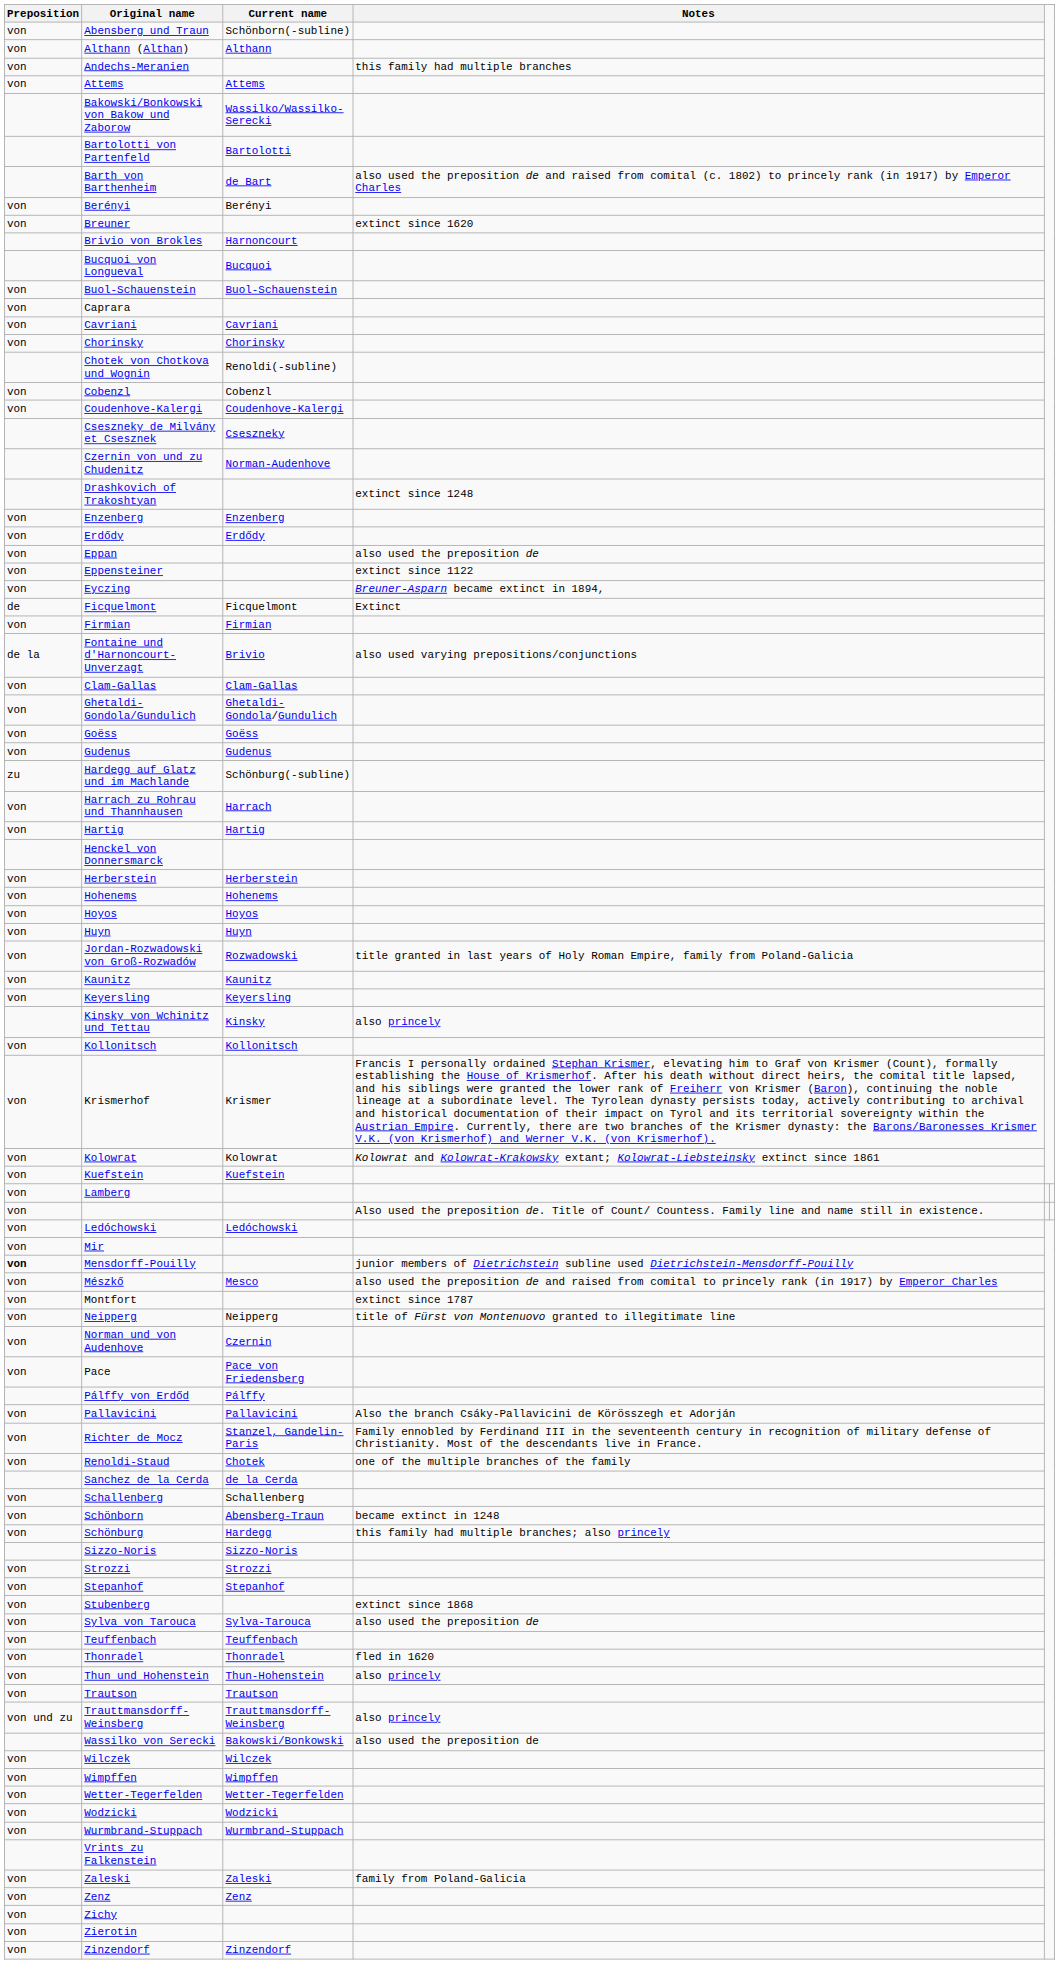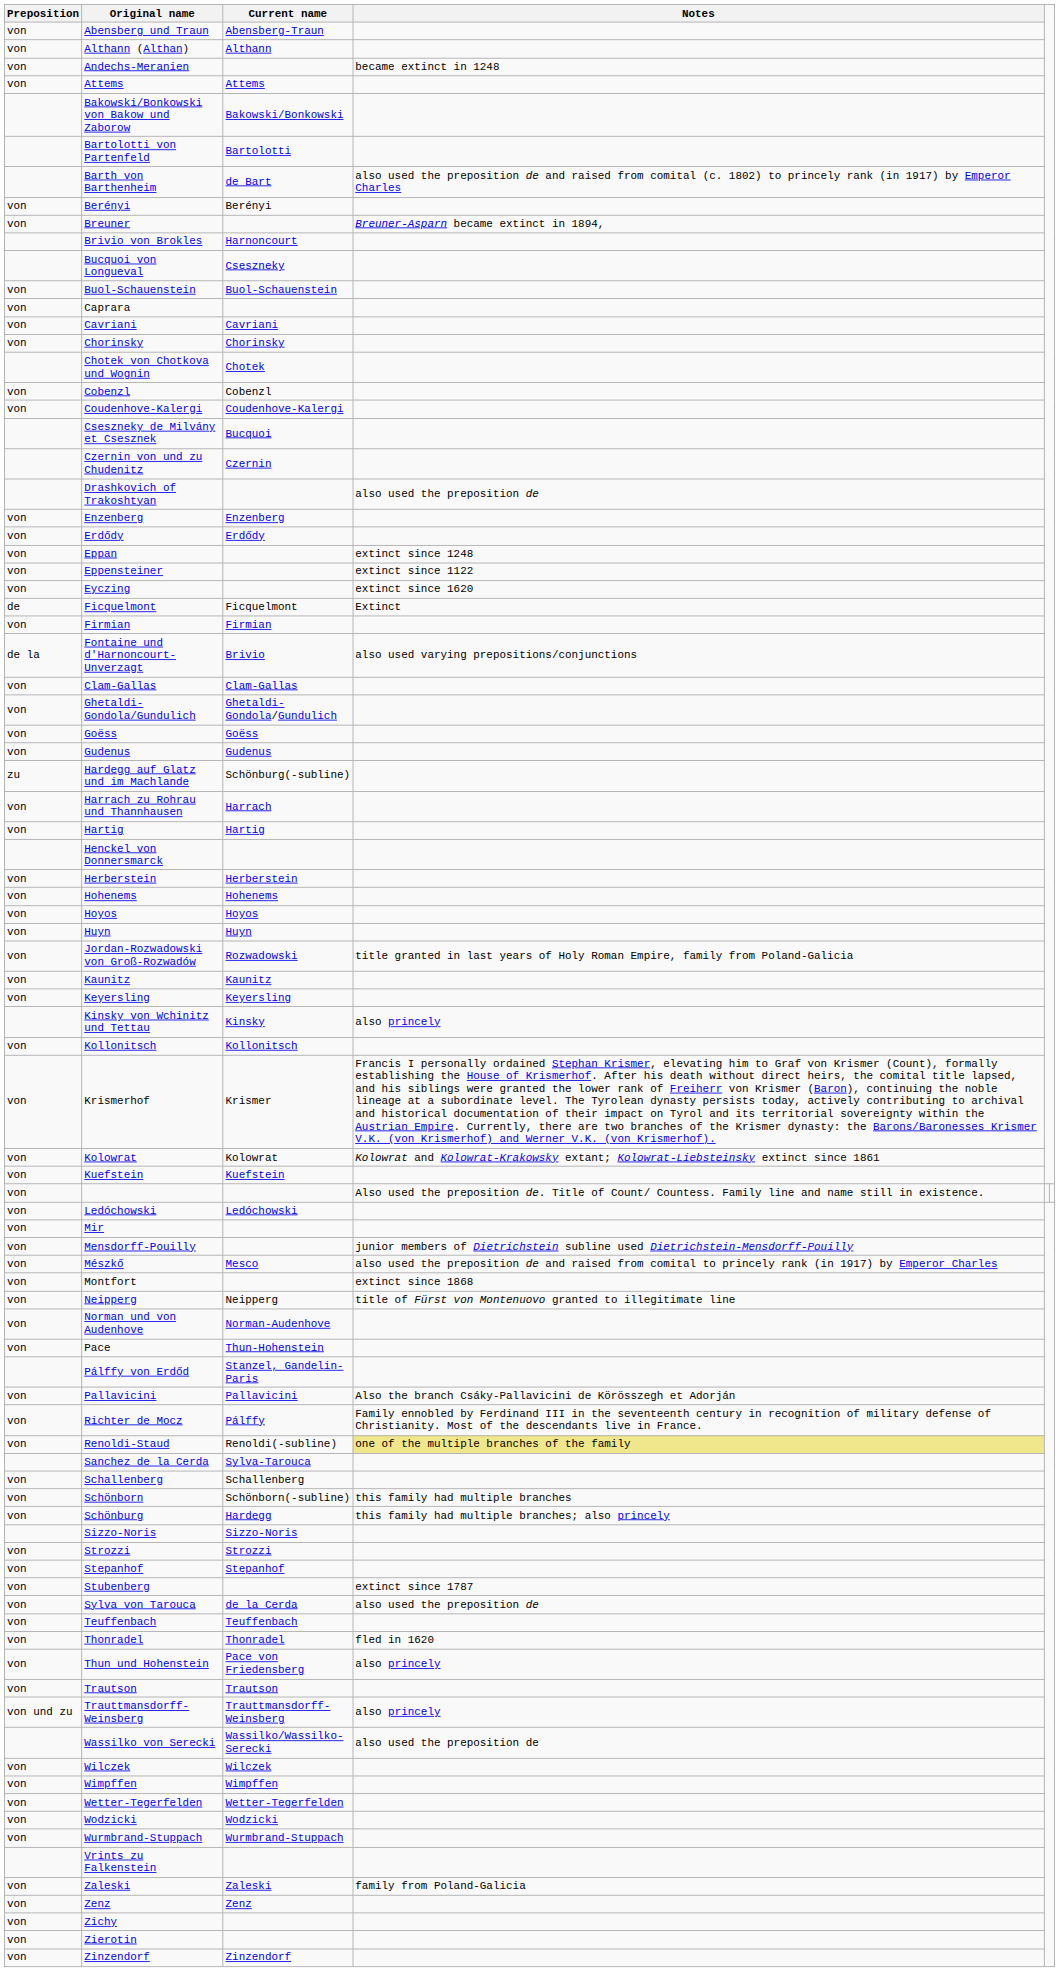(288, 31) Schönborn(-subline) -> (275, 31) Abensberg-Traun
(463, 67) this family had multiple branches -> (427, 67) became extinct in 1248
(285, 115) Wassilko/Wassilko-Serecki -> (285, 115) Bakowski/Bonkowski
(414, 224) extinct since 1620 -> (480, 224) Breuner-Asparn became extinct in 1894,
(248, 266) Bucquoi -> (255, 266) Cseszneky
(281, 367) Renoldi(-subline) -> (245, 367) Chotek
(255, 433) Cseszneky -> (248, 433) Bucquoi
(278, 464) Norman-Audenhove -> (248, 464) Czernin
(414, 494) extinct since 1248 -> (447, 494) also used the preposition de
(447, 554) also used the preposition de -> (414, 554) extinct since 1248
(480, 589) Breuner-Asparn became extinct in 1894, -> (414, 589) extinct since 1620
- row: (107, 1193)
(17, 1264) bold -> (17, 1246) normal
(414, 1300) extinct since 1787 -> (414, 1282) extinct since 1868
(248, 1342) Czernin -> (278, 1324) Norman-Audenhove
(265, 1372) Pace von Friedensberg -> (275, 1348) Thun-Hohenstein
(245, 1396) Pálffy -> (285, 1372) Stanzel, Gandelin-Paris
(285, 1438) Stanzel, Gandelin-Paris -> (245, 1420) Pálffy
(245, 1462) Chotek -> (281, 1444) Renoldi(-subline)
(493, 1462) no background -> (493, 1444) khaki background
(262, 1480) de la Cerda -> (268, 1462) Sylva-Tarouca
(275, 1516) Abensberg-Traun -> (288, 1498) Schönborn(-subline)
(427, 1516) became extinct in 1248 -> (463, 1498) this family had multiple branches
(414, 1605) extinct since 1868 -> (414, 1587) extinct since 1787
(268, 1622) Sylva-Tarouca -> (262, 1605) de la Cerda
(275, 1676) Thun-Hohenstein -> (265, 1664) Pace von Friedensberg
(285, 1742) Bakowski/Bonkowski -> (285, 1743) Wassilko/Wassilko-Serecki
